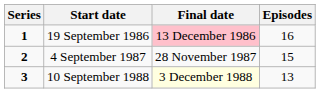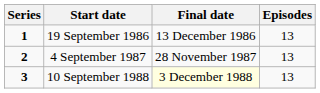(206, 35) pink background -> (206, 35) no background
(287, 35) 16 -> (287, 35) 13
(287, 56) 15 -> (287, 56) 13
